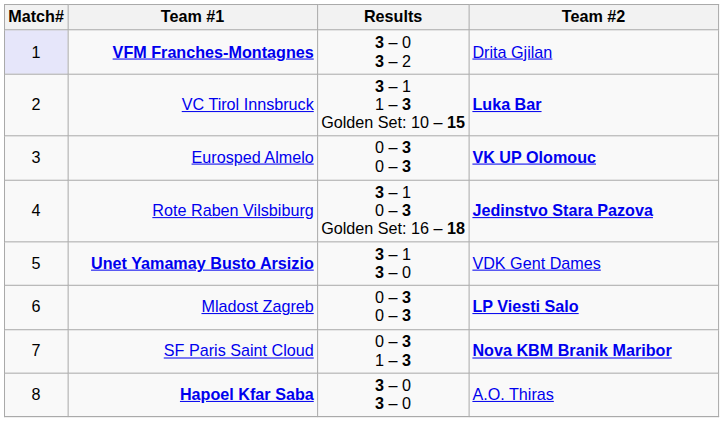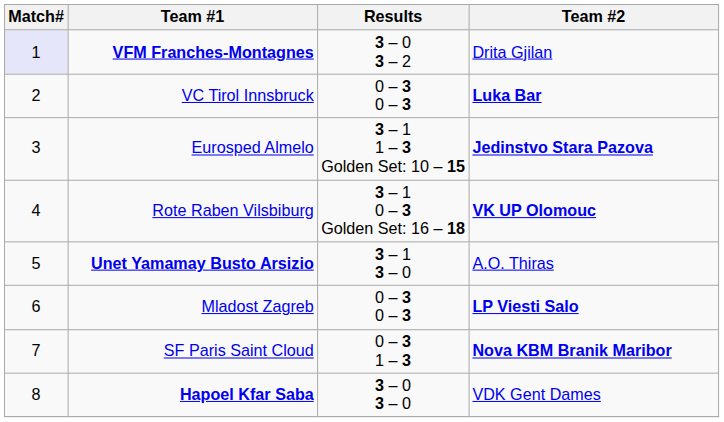(393, 104) 3 – 1 1 – 3 Golden Set: 10 – 15 -> (393, 95) 0 – 3 0 – 3
(393, 157) 0 – 3 0 – 3 -> (393, 148) 3 – 1 1 – 3 Golden Set: 10 – 15
(534, 157) VK UP Olomouc -> (563, 148) Jedinstvo Stara Pazova
(563, 210) Jedinstvo Stara Pazova -> (534, 210) VK UP Olomouc
(537, 263) VDK Gent Dames -> (513, 263) A.O. Thiras
(513, 395) A.O. Thiras -> (537, 395) VDK Gent Dames
